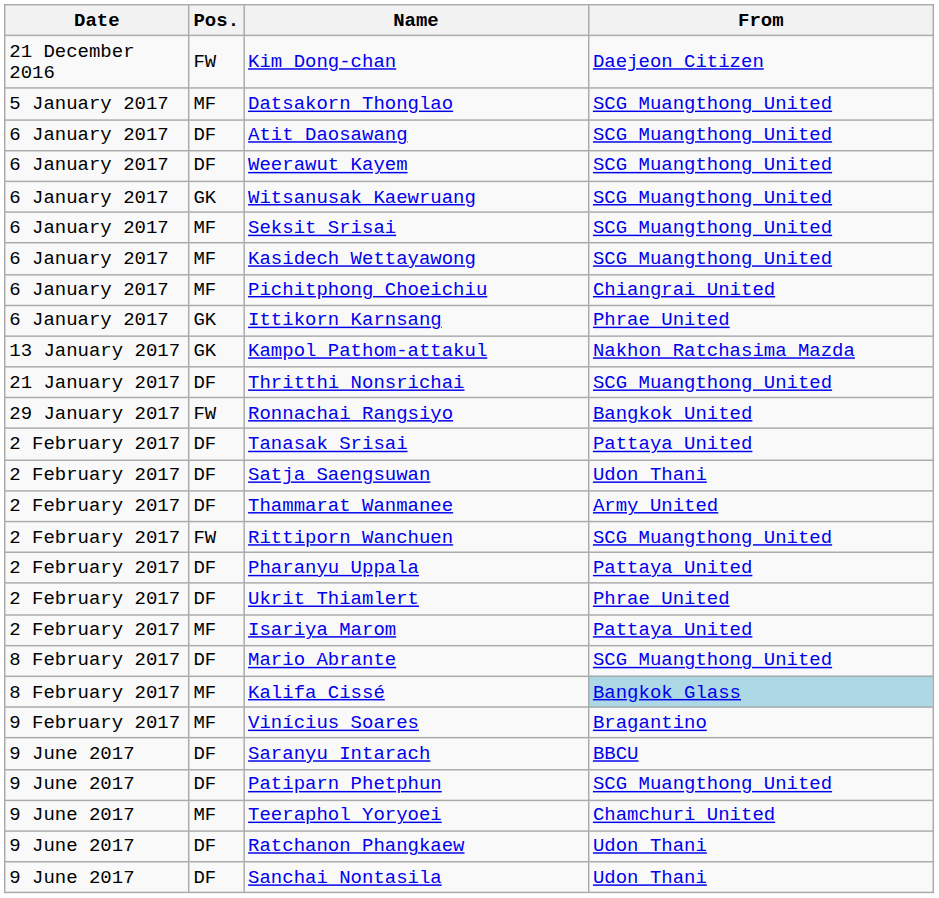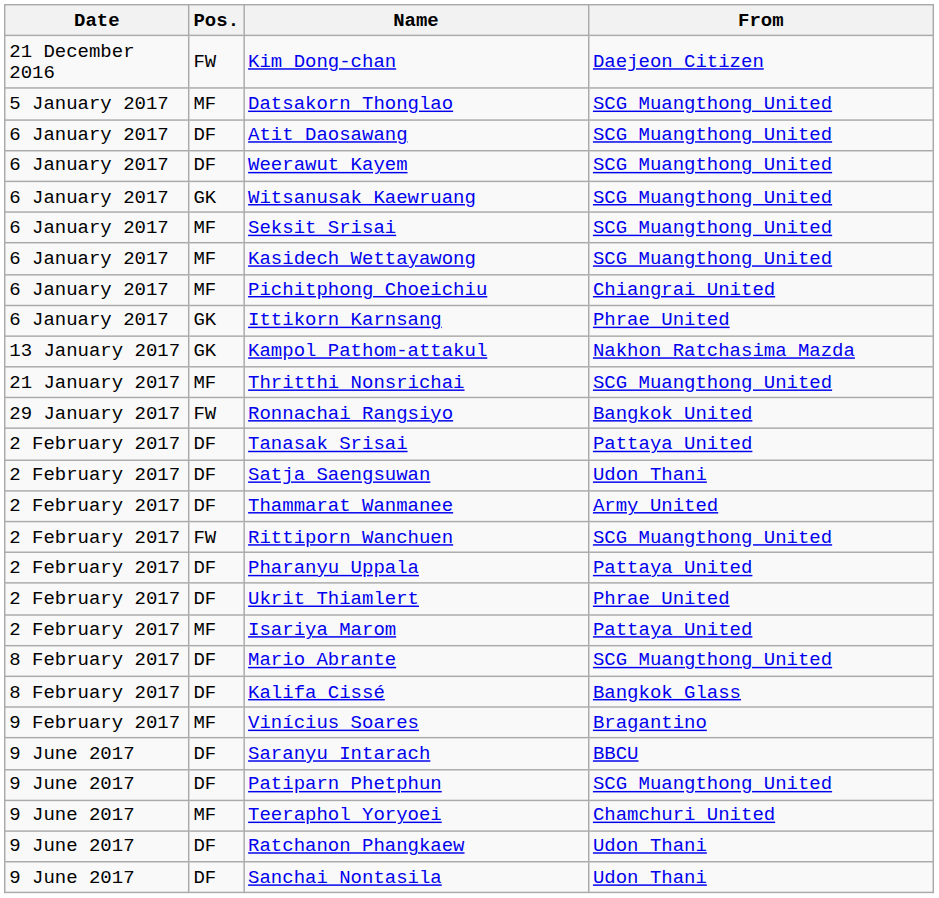(205, 382) DF -> (205, 382) MF
(205, 692) MF -> (205, 692) DF
(667, 692) lightblue background -> (667, 692) no background
